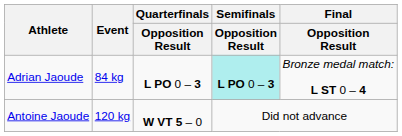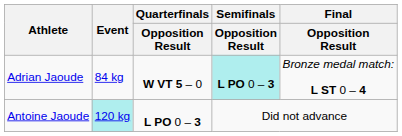(172, 84) L PO 0 – 3 -> (172, 84) W VT 5 – 0
(112, 116) no background -> (112, 116) paleturquoise background
(172, 123) W VT 5 – 0 -> (172, 123) L PO 0 – 3
